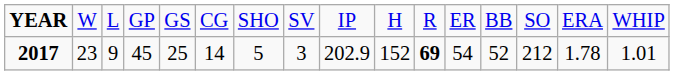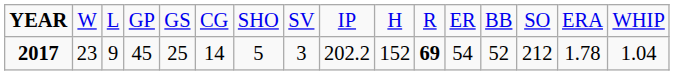(347, 53) 202.9 -> (347, 53) 202.2
(639, 53) 1.01 -> (639, 53) 1.04
